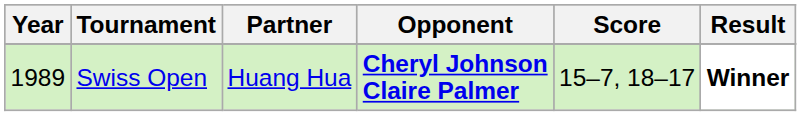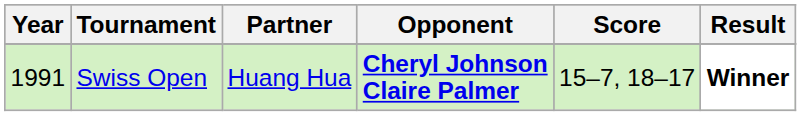(38, 77) 1989 -> (38, 77) 1991
